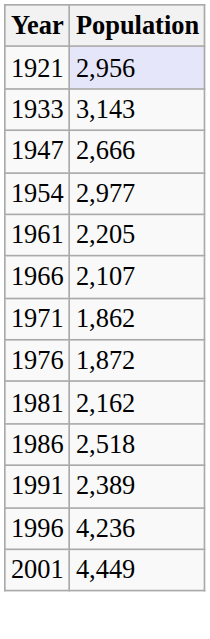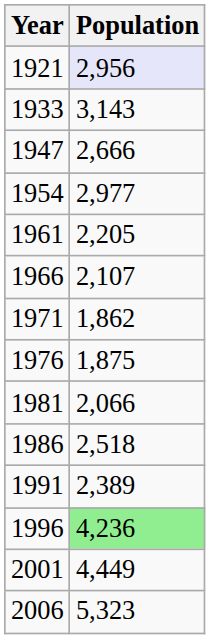(106, 360) 1,872 -> (106, 360) 1,875
(106, 402) 2,162 -> (106, 402) 2,066
(106, 527) no background -> (106, 527) lightgreen background
+ row: (37, 611)
